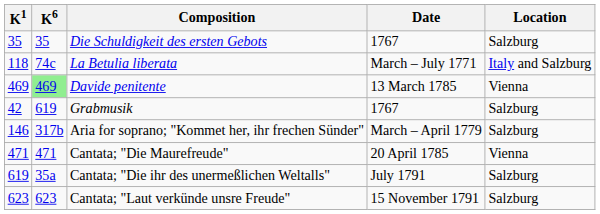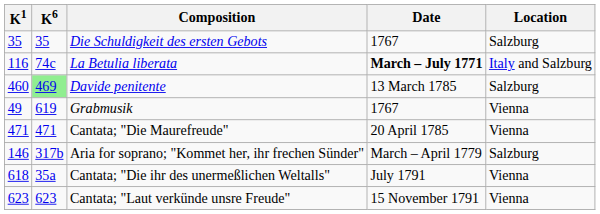(18, 64) 118 -> (18, 64) 116
(423, 64) normal -> (426, 64) bold
(18, 86) 469 -> (18, 86) 460
(508, 86) Vienna -> (514, 86) Salzburg
(15, 108) 42 -> (15, 108) 49
(513, 108) Salzburg -> (509, 108) Vienna
rows swapped: (217, 131) <-> (149, 153)
(18, 175) 619 -> (18, 175) 618
(513, 175) Salzburg -> (509, 175) Vienna
(513, 198) Salzburg -> (509, 198) Vienna
